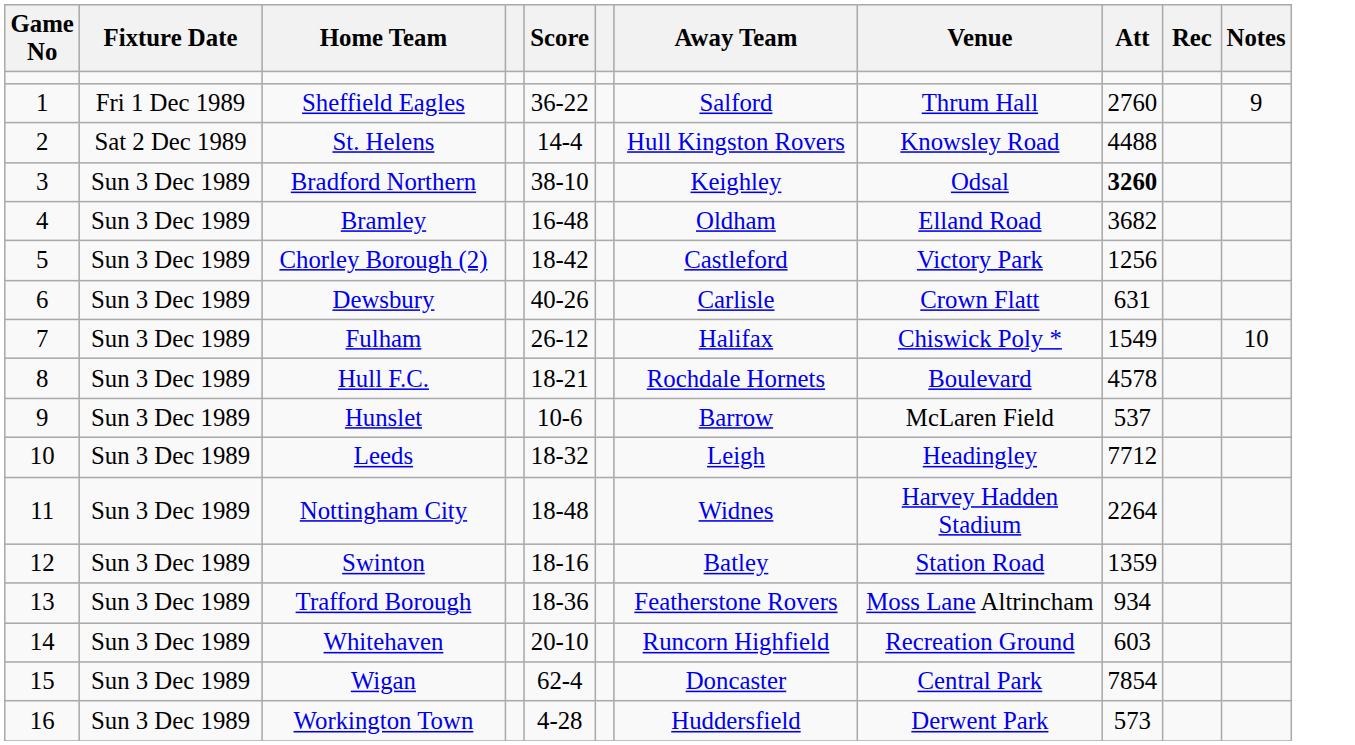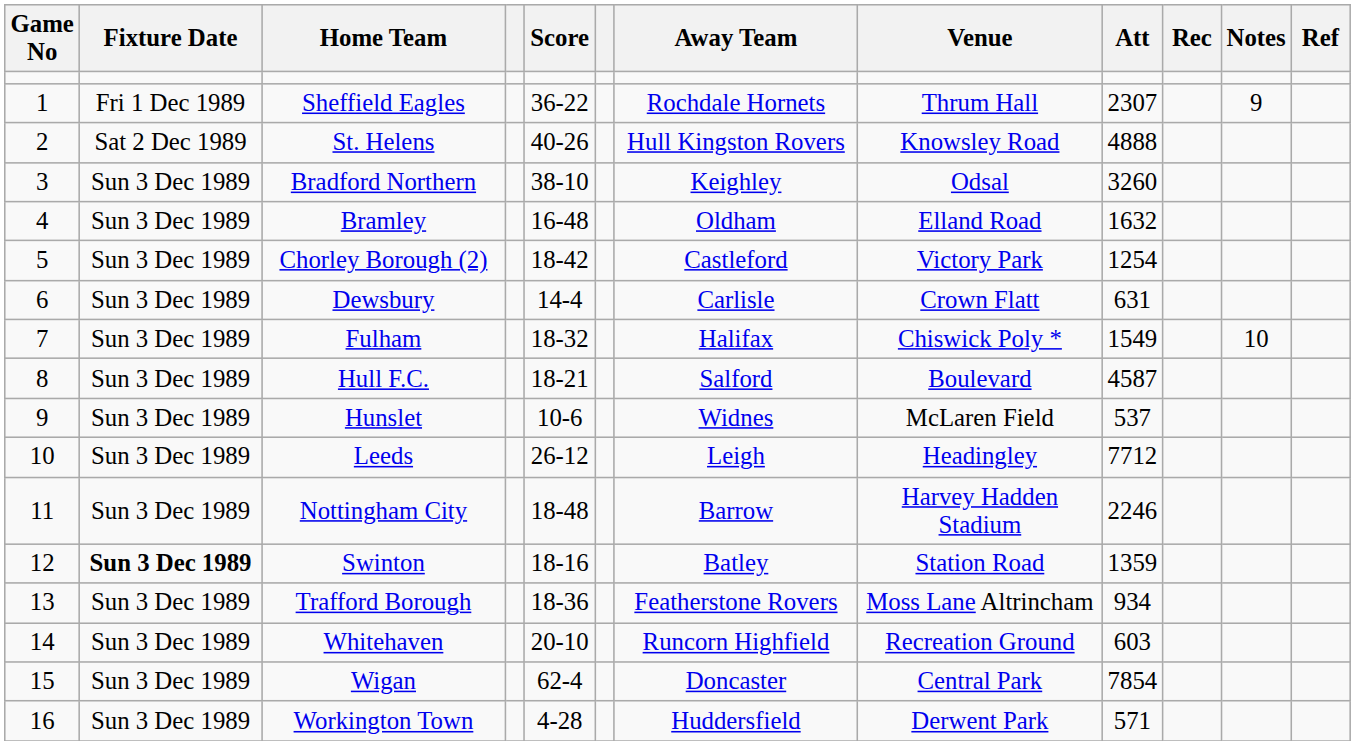+ column: (1320, 38)
(736, 102) Salford -> (736, 102) Rochdale Hornets
(1132, 102) 2760 -> (1132, 102) 2307
(560, 142) 14-4 -> (560, 142) 40-26
(1132, 142) 4488 -> (1132, 142) 4888
(1132, 181) bold -> (1132, 181) normal
(1132, 220) 3682 -> (1132, 220) 1632
(1132, 260) 1256 -> (1132, 260) 1254
(560, 299) 40-26 -> (560, 299) 14-4
(560, 338) 26-12 -> (560, 338) 18-32
(736, 378) Rochdale Hornets -> (736, 378) Salford
(1132, 378) 4578 -> (1132, 378) 4587
(736, 417) Barrow -> (736, 417) Widnes
(560, 456) 18-32 -> (560, 456) 26-12
(736, 510) Widnes -> (736, 510) Barrow
(1132, 510) 2264 -> (1132, 510) 2246
(171, 563) normal -> (171, 563) bold
(1132, 720) 573 -> (1132, 720) 571
